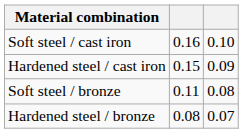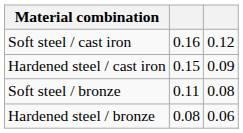(221, 41) 0.10 -> (221, 41) 0.12
(221, 115) 0.07 -> (221, 115) 0.06
